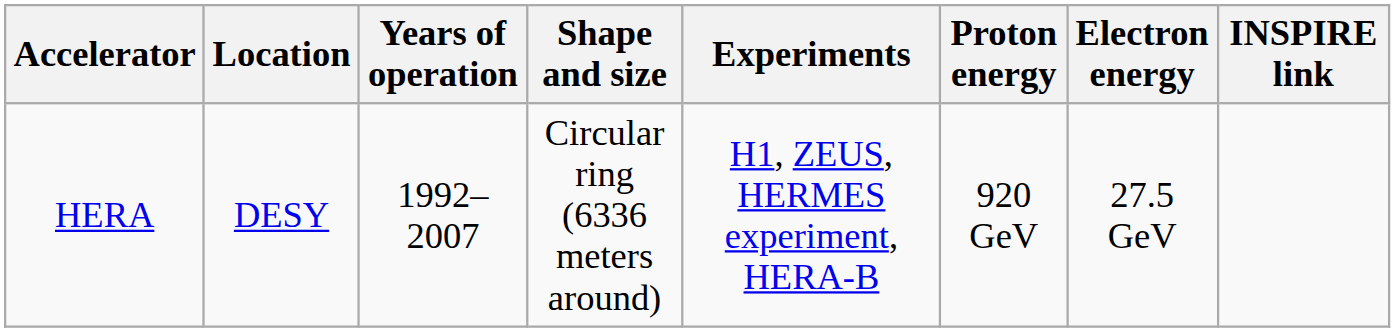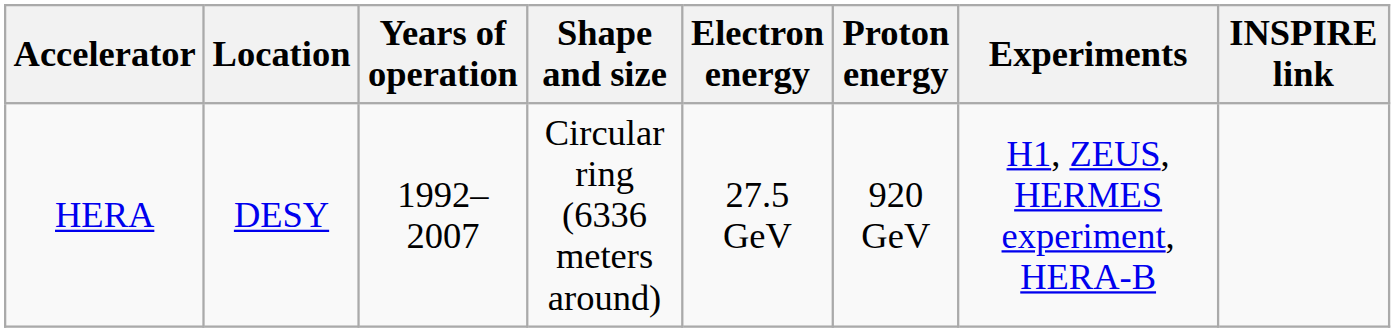columns swapped: (1142, 53) <-> (811, 53)
